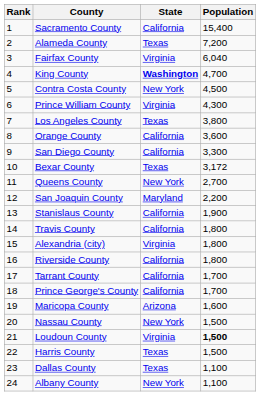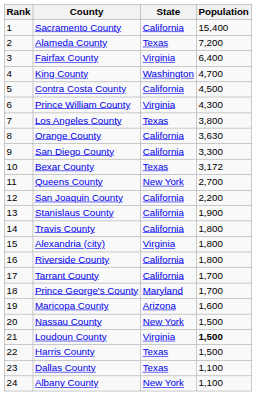(215, 58) 6,040 -> (211, 58) 6,400
(170, 74) bold -> (168, 74) normal
(163, 89) New York -> (163, 89) California
(215, 136) 3,600 -> (211, 136) 3,630
(163, 197) Maryland -> (163, 197) California
(163, 290) California -> (163, 290) Maryland
